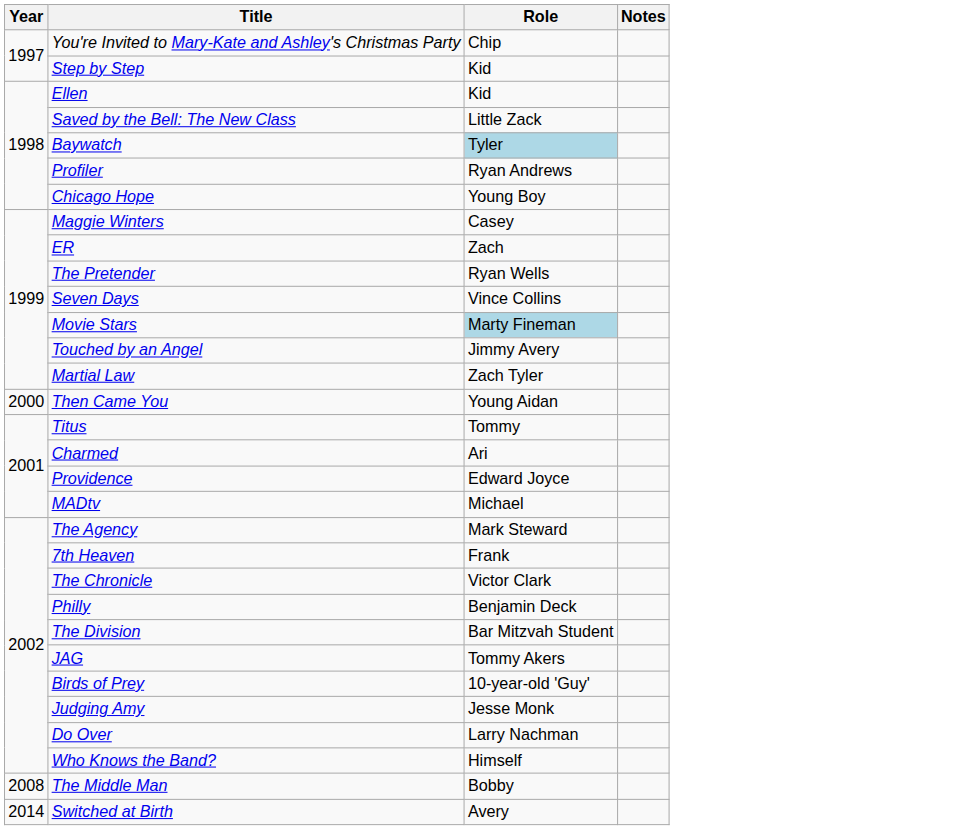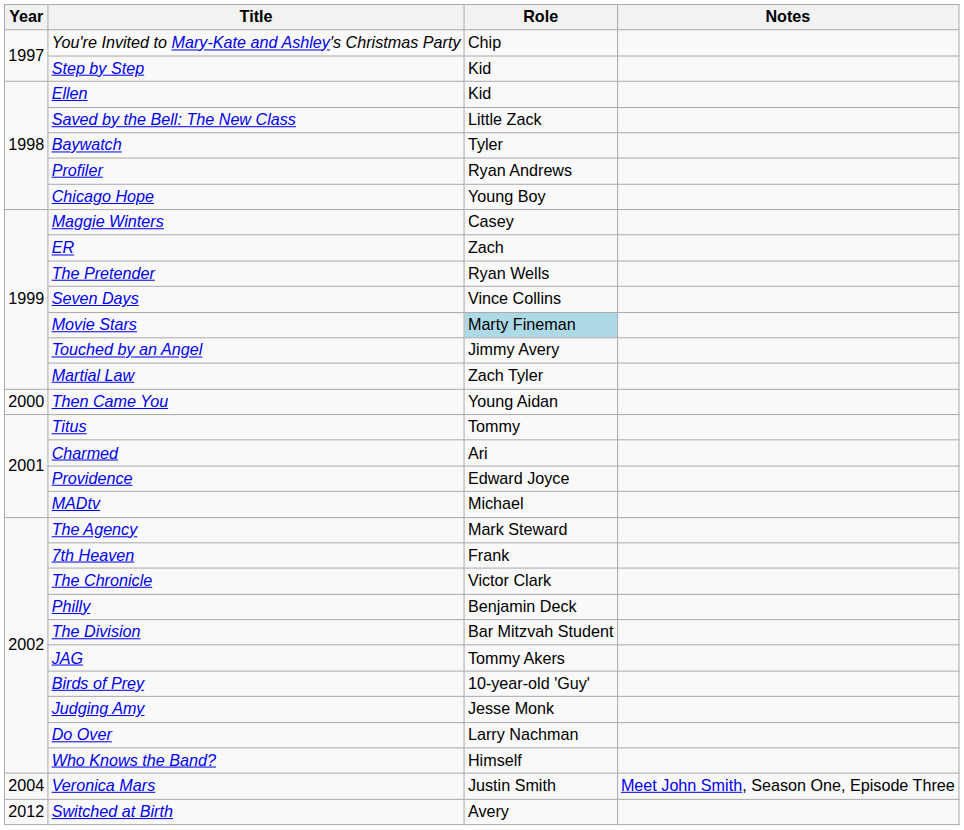(485, 145) lightblue background -> (485, 145) no background
+ row: (103, 786)
- row: (110, 786)
(26, 811) 2014 -> (26, 811) 2012
